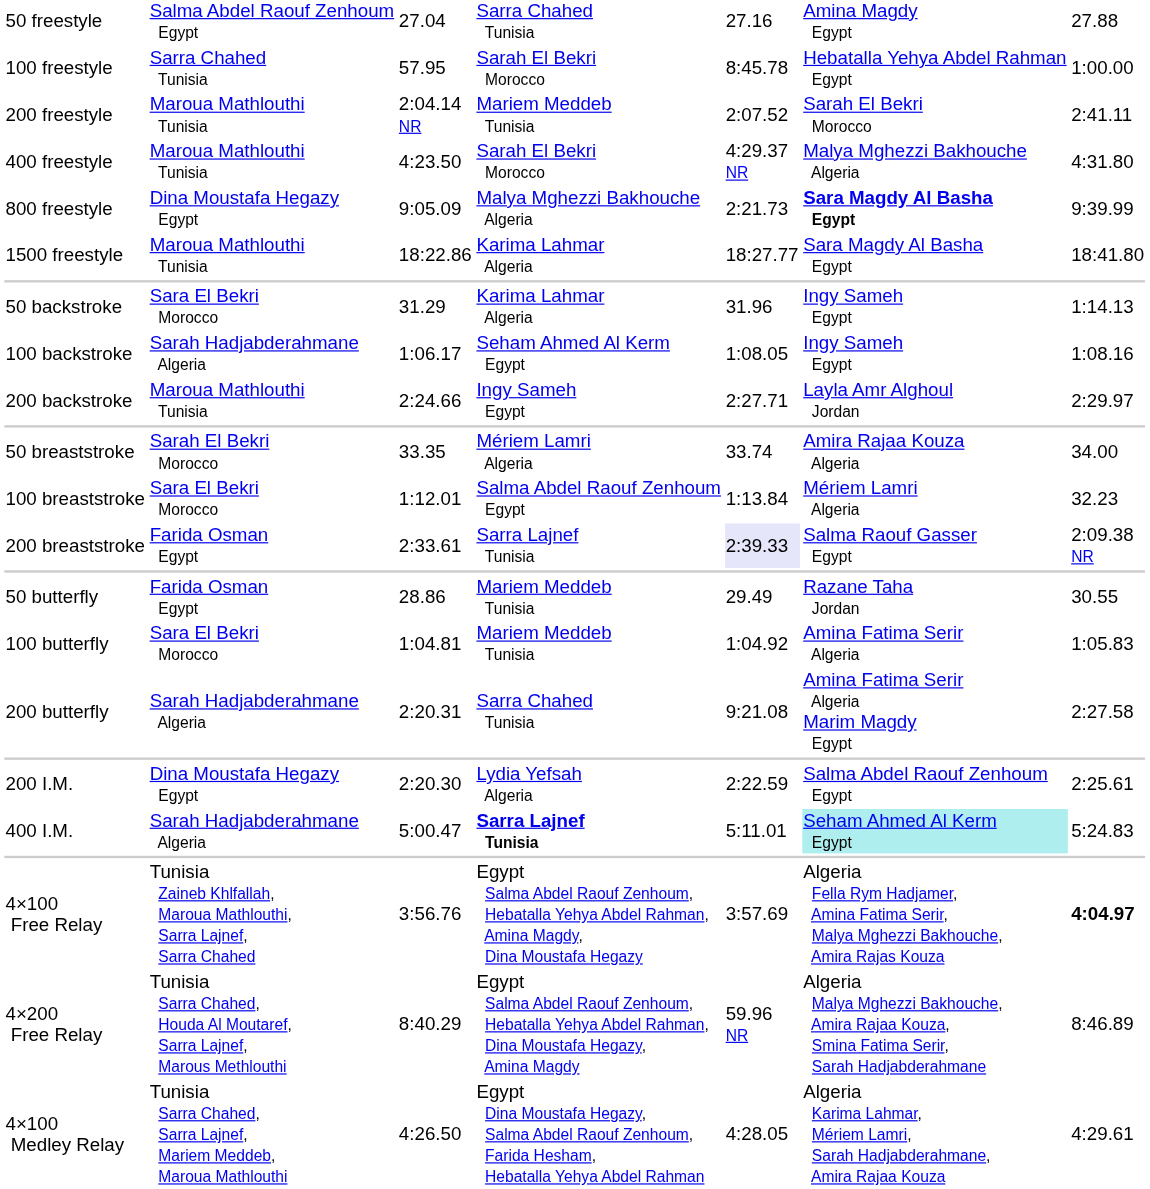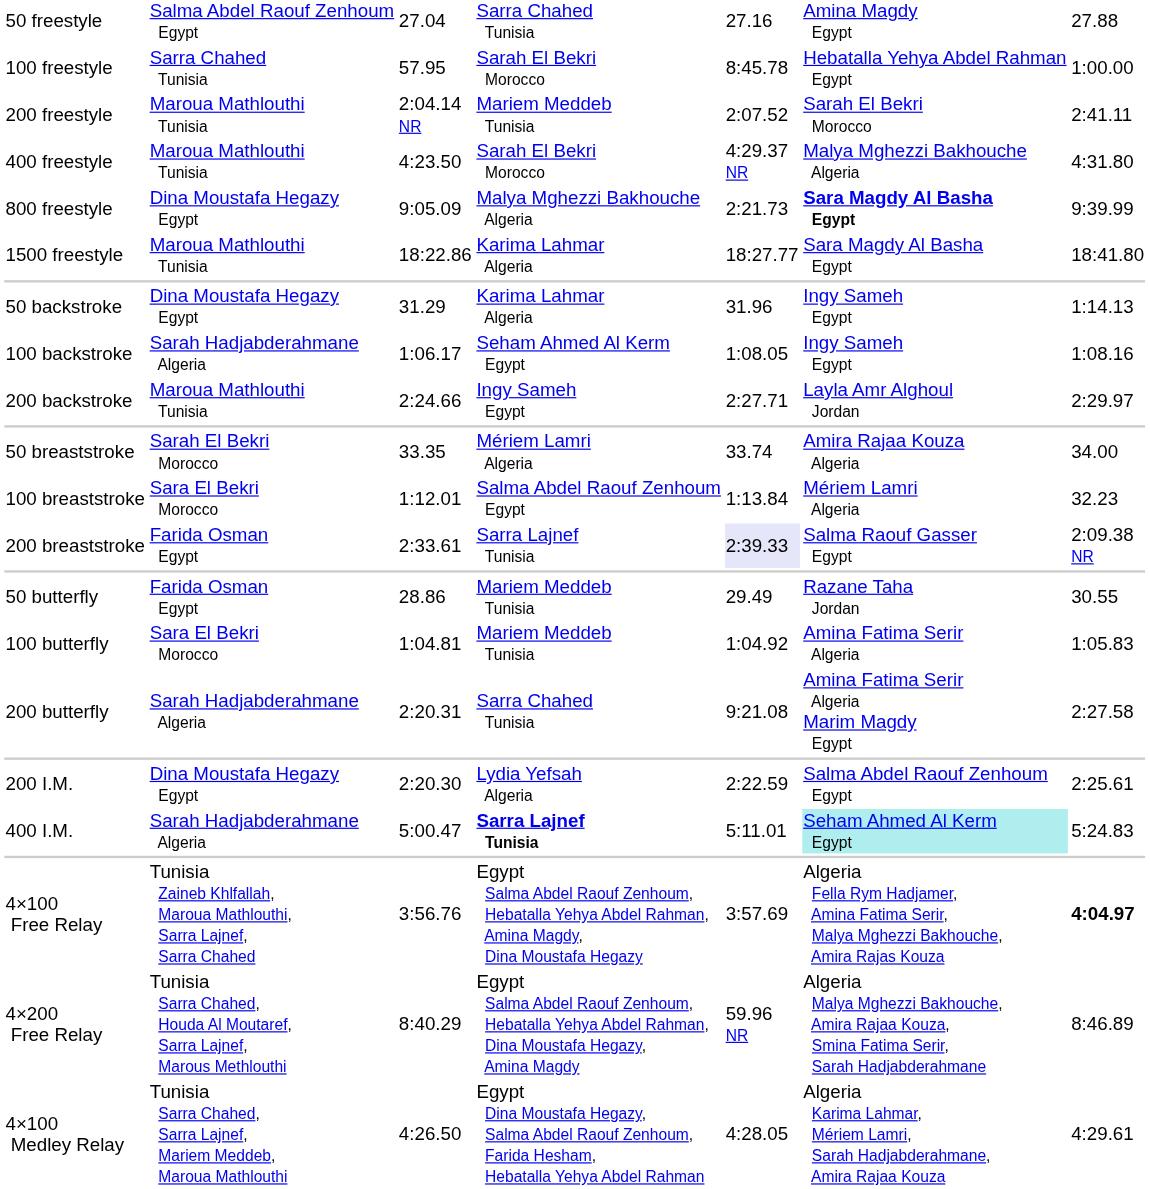(204, 306) Sara El Bekri Morocco -> (244, 306) Dina Moustafa Hegazy Egypt
